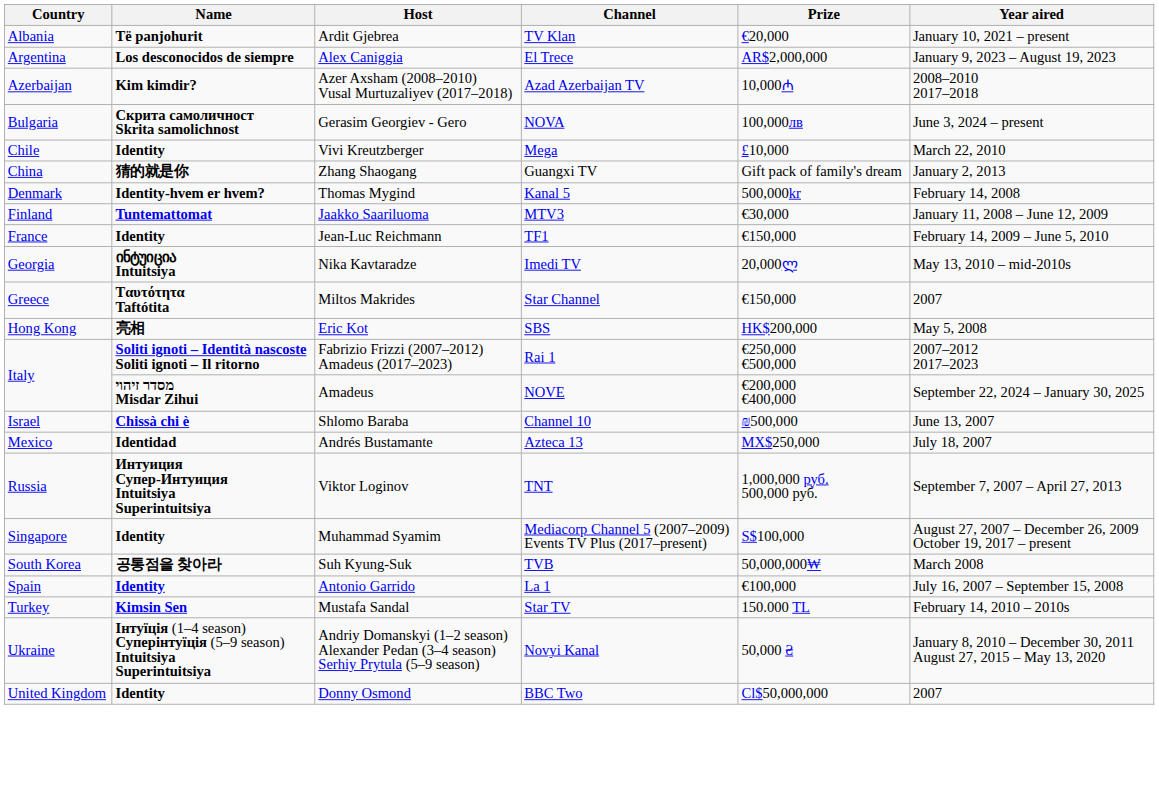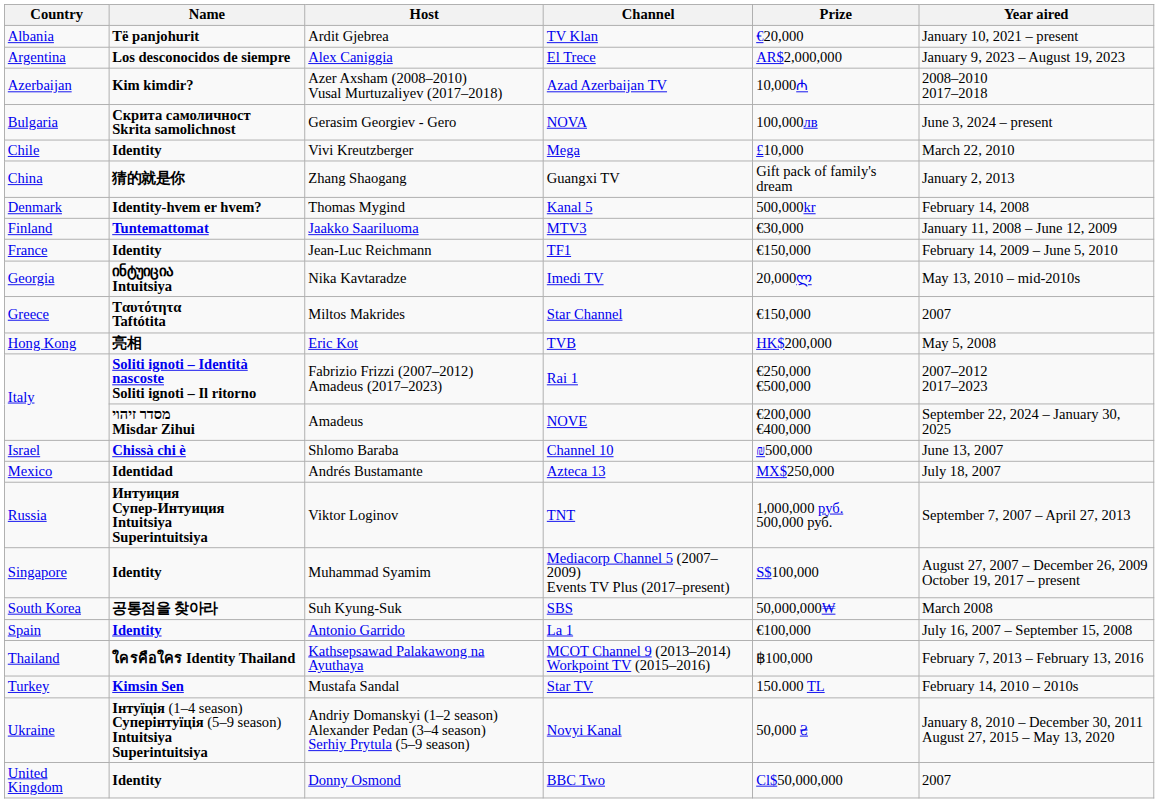(537, 328) SBS -> (561, 343) TVB
(539, 564) TVB -> (560, 608) SBS
+ row: (396, 658)
